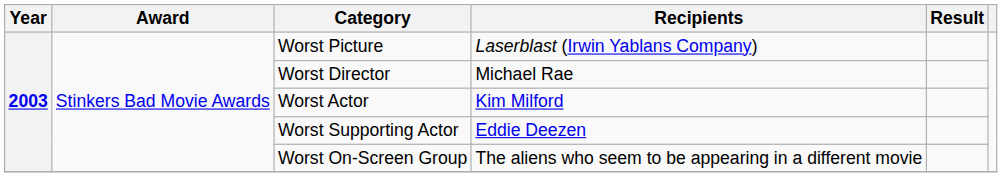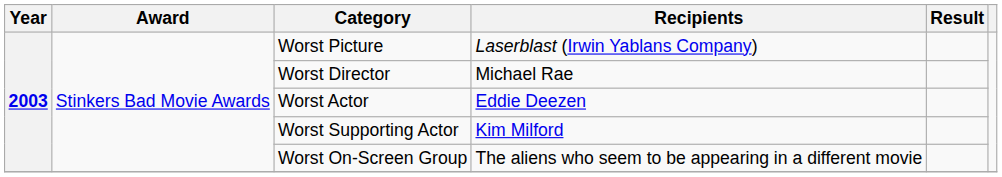(519, 102) Kim Milford -> (531, 102) Eddie Deezen
(531, 130) Eddie Deezen -> (519, 130) Kim Milford
